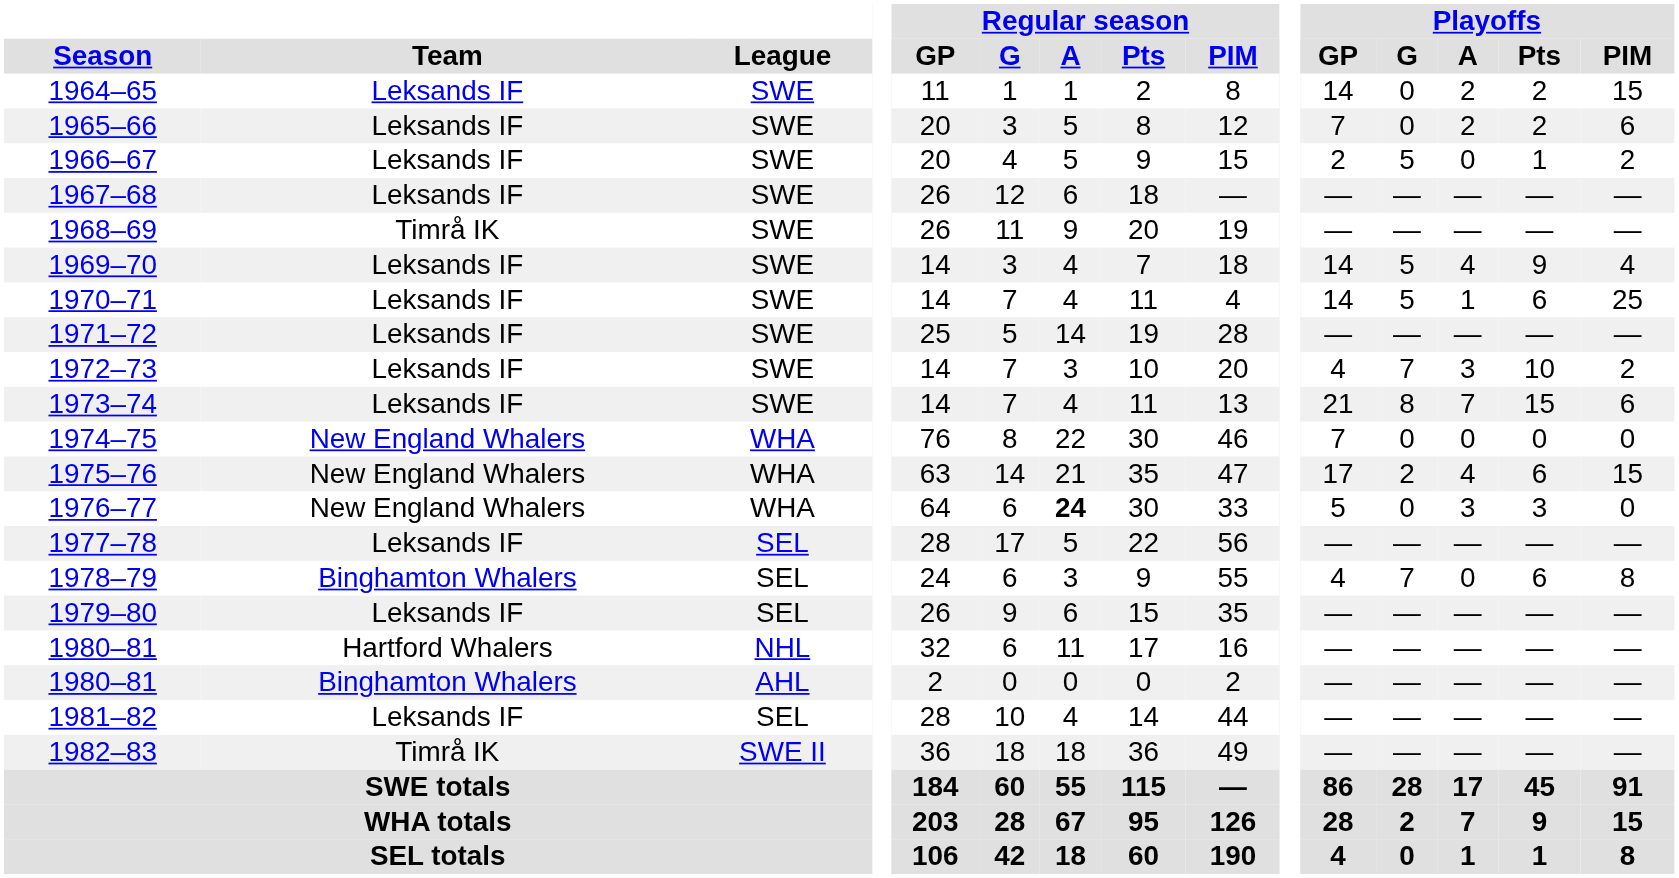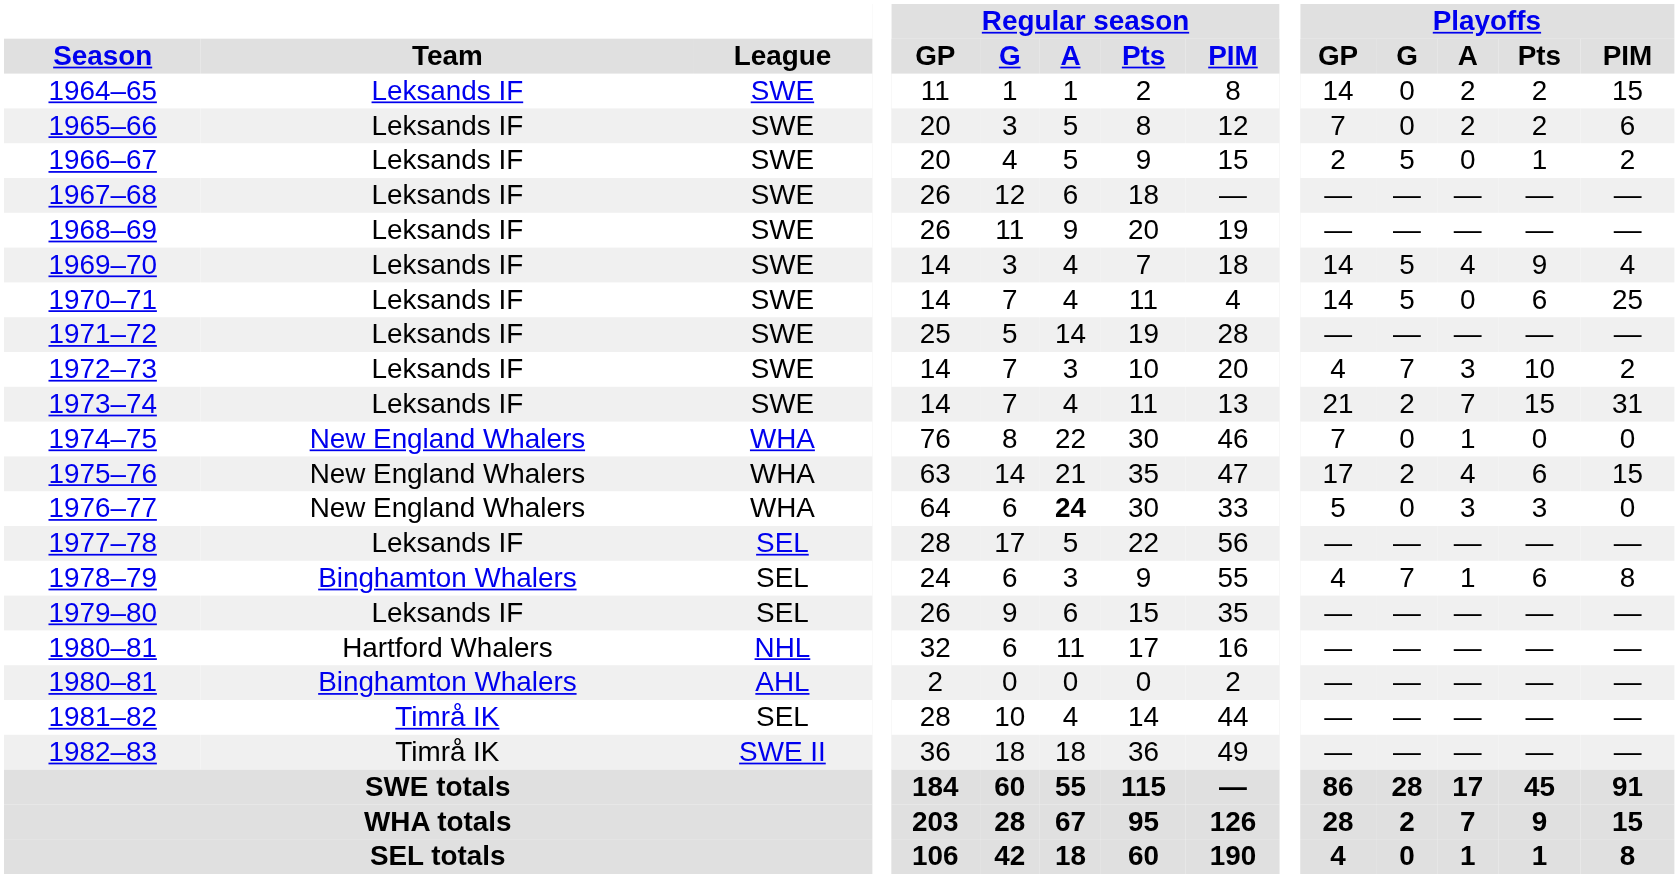(447, 229) Timrå IK -> (447, 229) Leksands IF
(1468, 299) 1 -> (1468, 299) 0
(1407, 403) 8 -> (1407, 403) 2
(1628, 403) 6 -> (1628, 403) 31
(1468, 438) 0 -> (1468, 438) 1
(1468, 577) 0 -> (1468, 577) 1
(447, 717) Leksands IF -> (447, 717) Timrå IK
